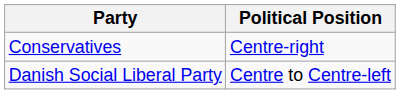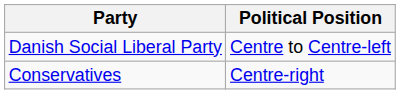rows swapped: (115, 74) <-> (65, 46)
